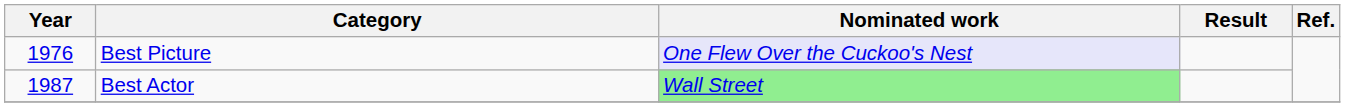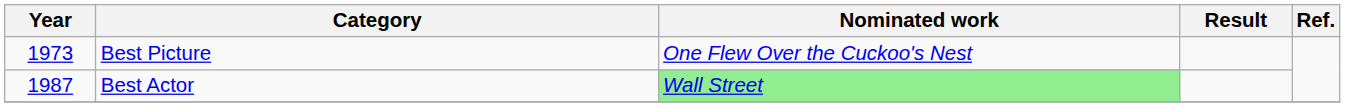(50, 53) 1976 -> (50, 53) 1973
(818, 53) lavender background -> (818, 53) no background
